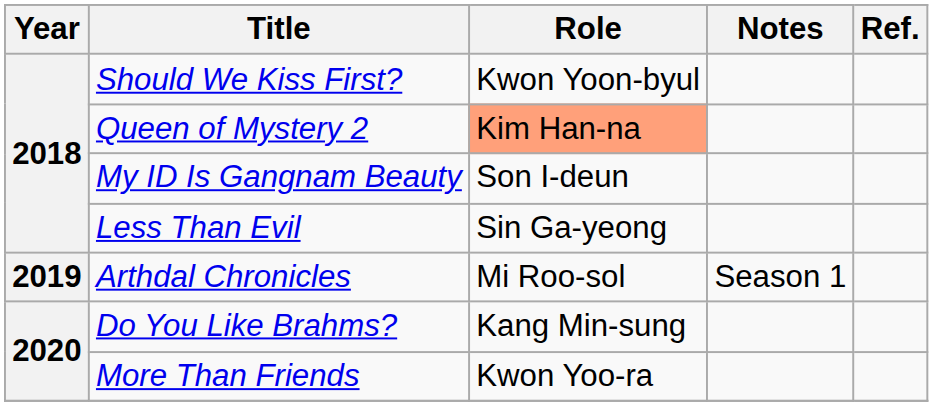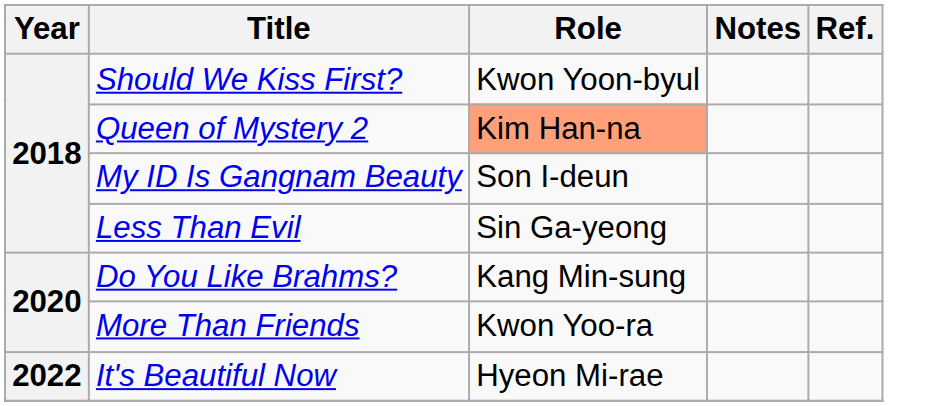- row: (223, 276)
+ row: (216, 375)
